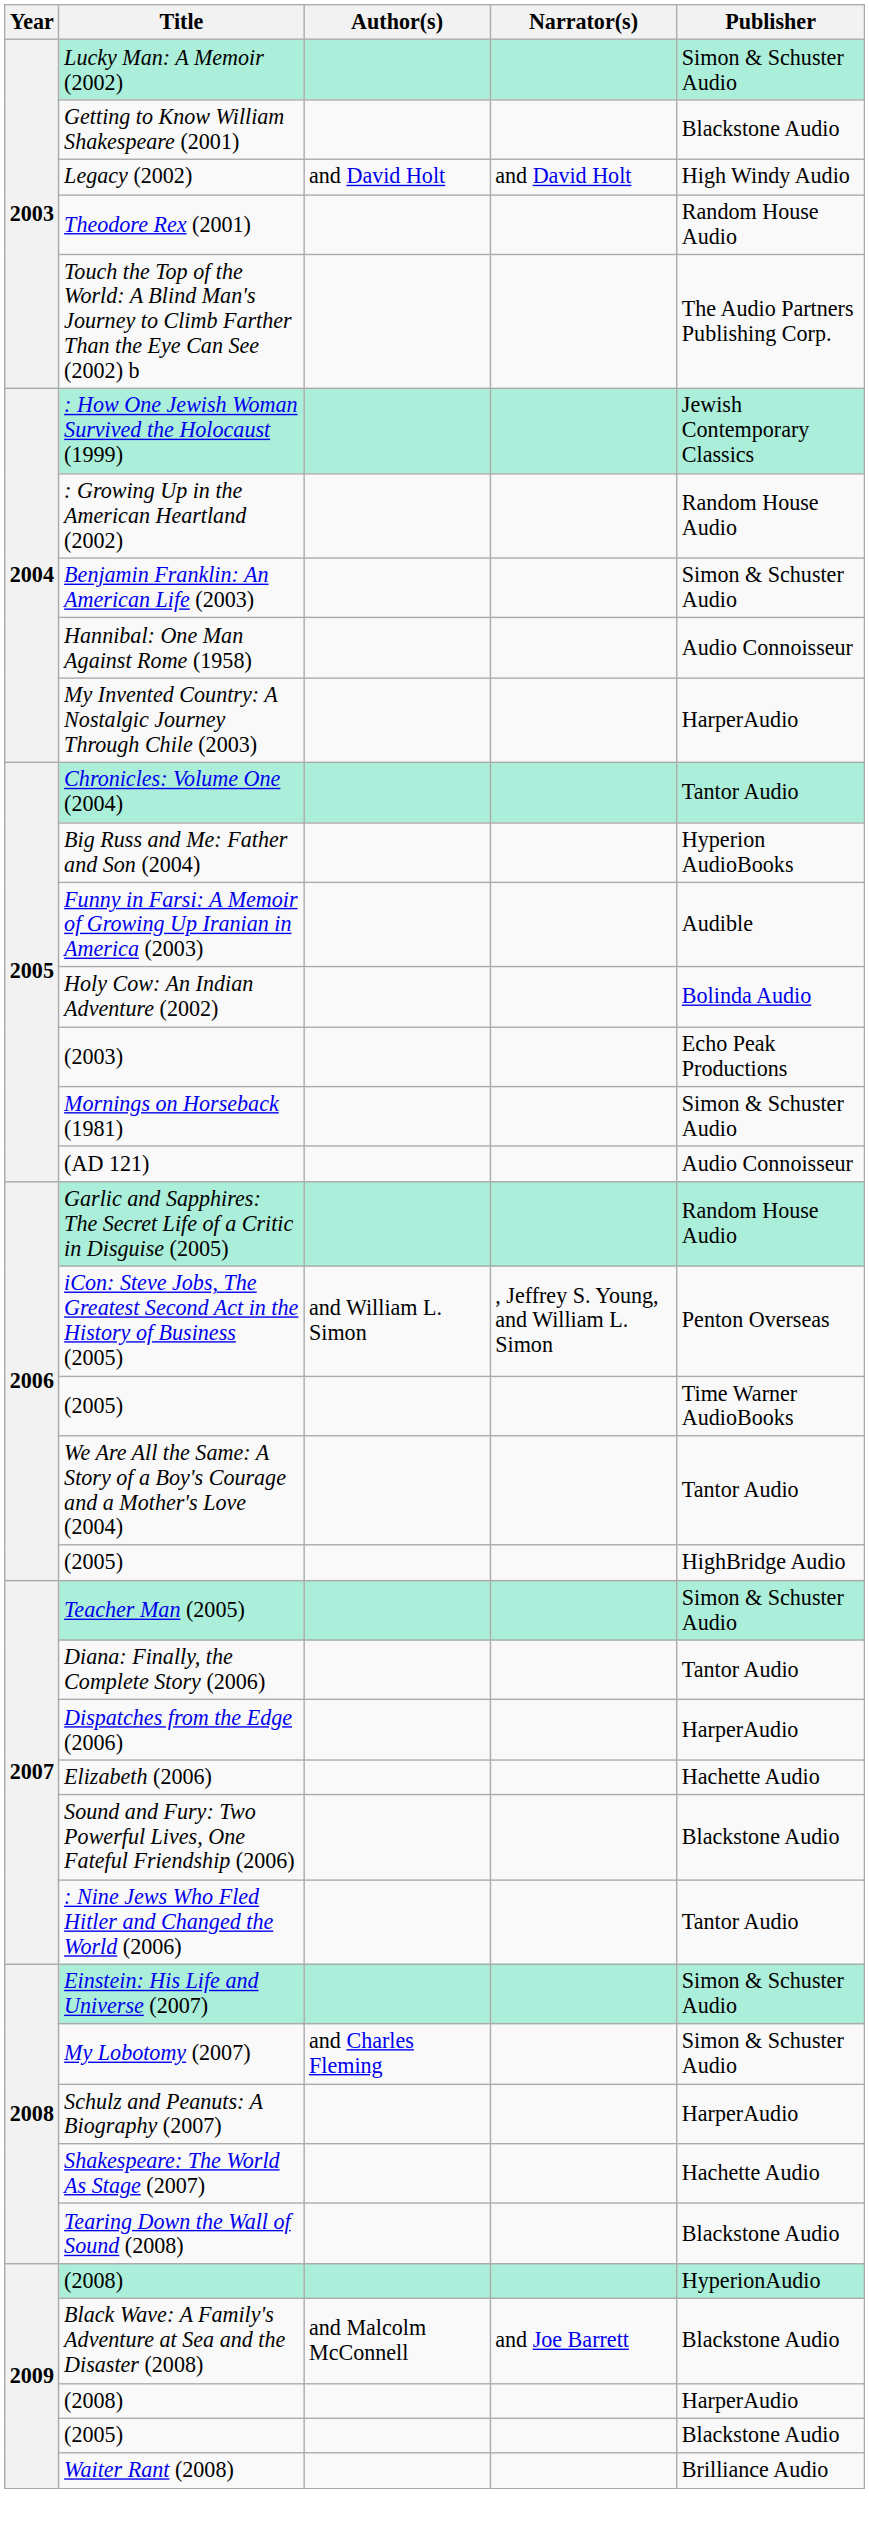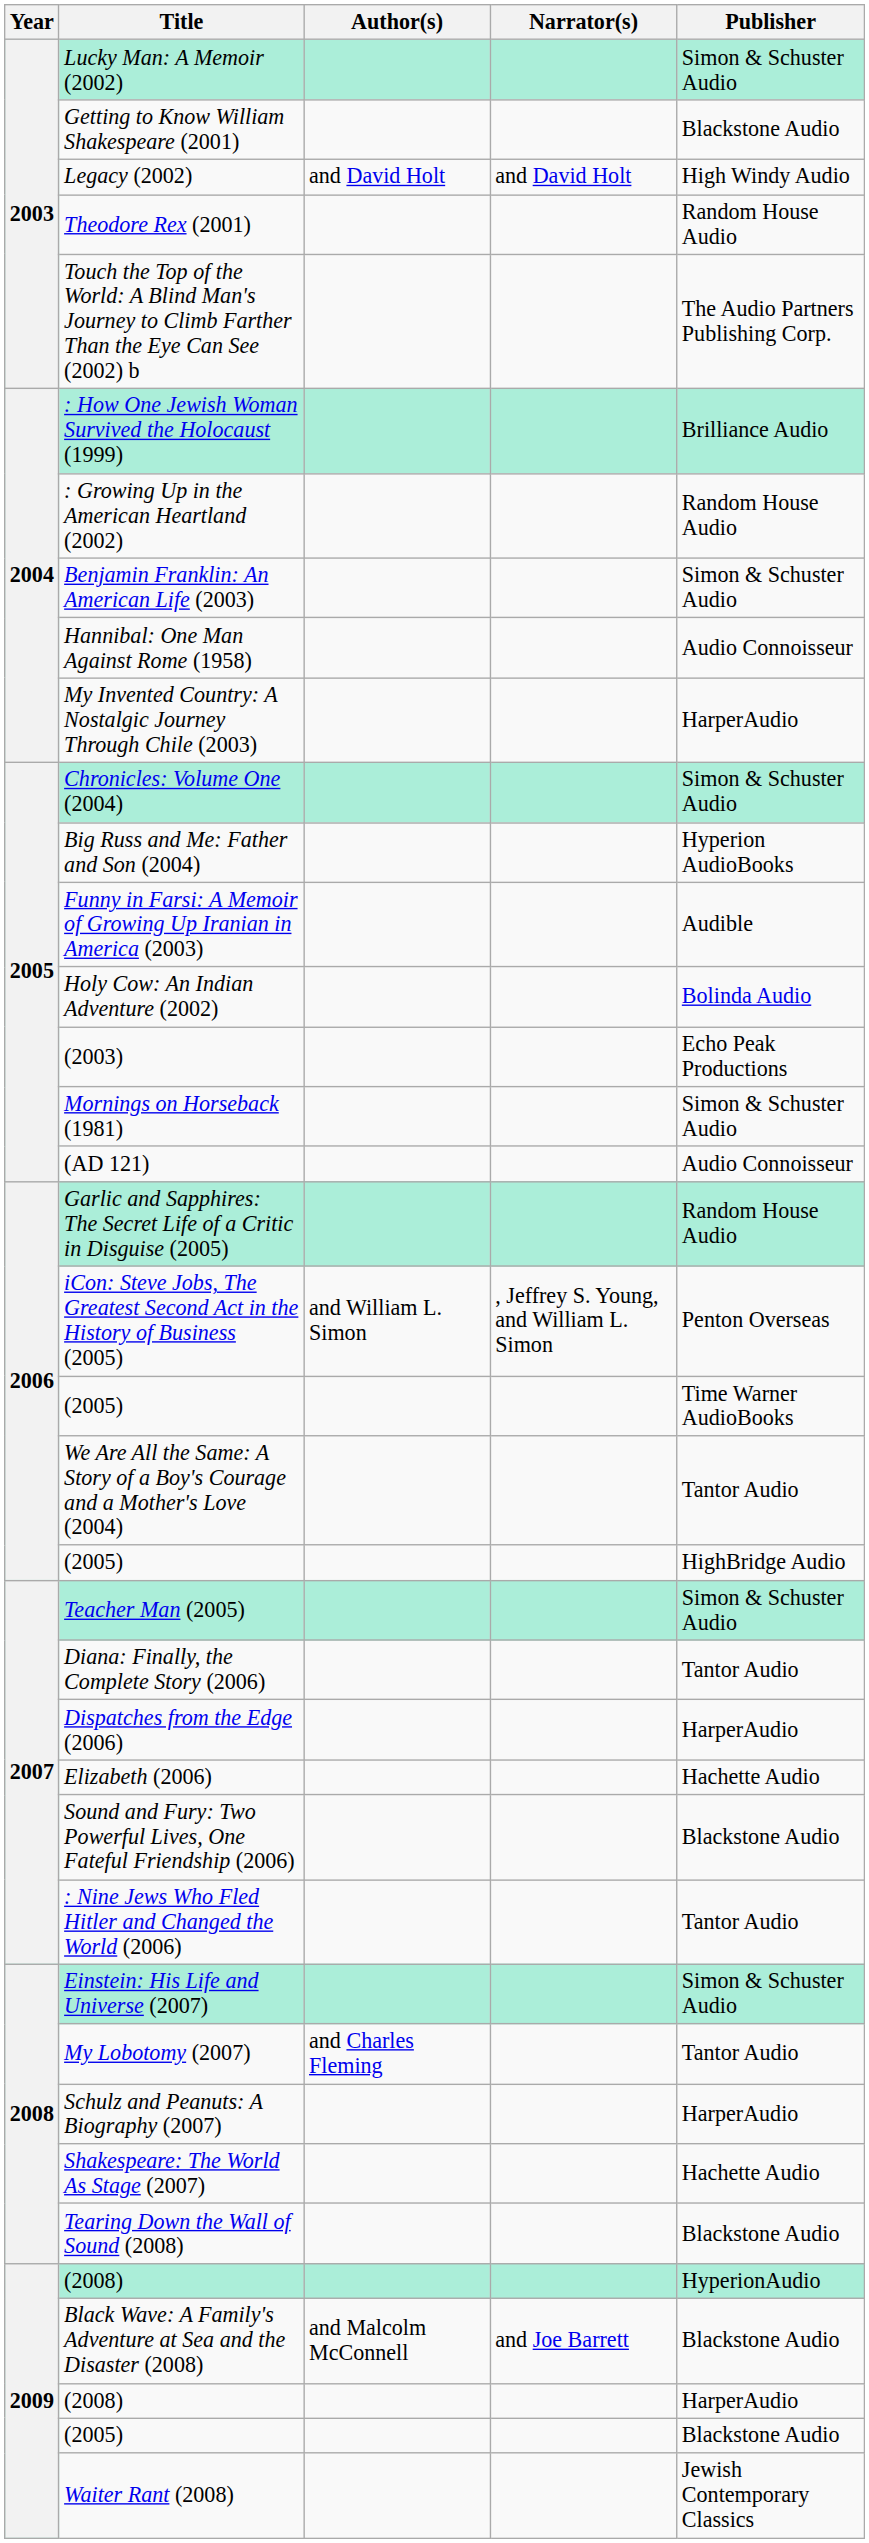(746, 430) Jewish Contemporary Classics -> (755, 430) Brilliance Audio
(740, 792) Tantor Audio -> (763, 792) Simon & Schuster Audio
(763, 2053) Simon & Schuster Audio -> (740, 2053) Tantor Audio
(755, 2470) Brilliance Audio -> (746, 2495) Jewish Contemporary Classics
